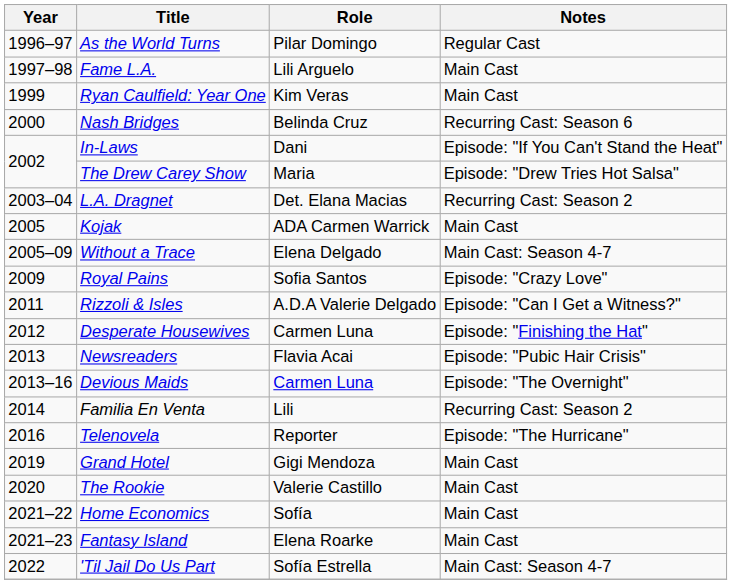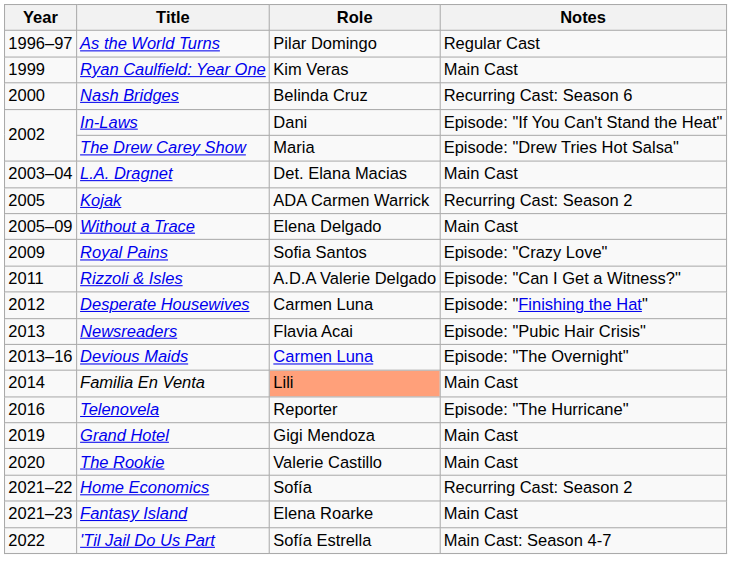- row: (118, 69)
(538, 200) Recurring Cast: Season 2 -> (481, 174) Main Cast
(481, 226) Main Cast -> (538, 200) Recurring Cast: Season 2
(528, 252) Main Cast: Season 4-7 -> (481, 226) Main Cast
(283, 409) no background -> (283, 383) lightsalmon background
(538, 409) Recurring Cast: Season 2 -> (481, 383) Main Cast
(481, 514) Main Cast -> (538, 488) Recurring Cast: Season 2
